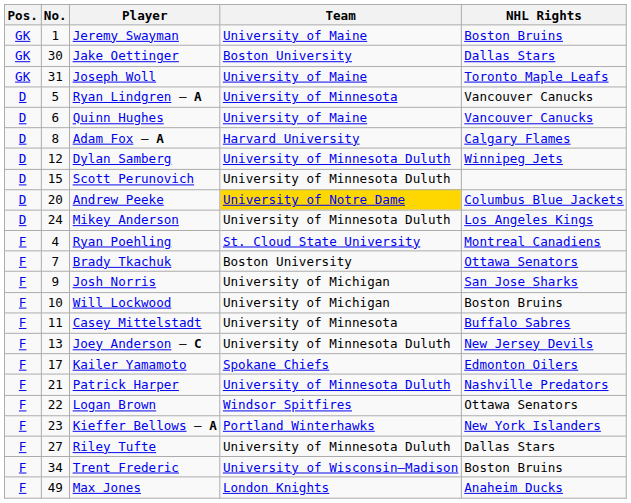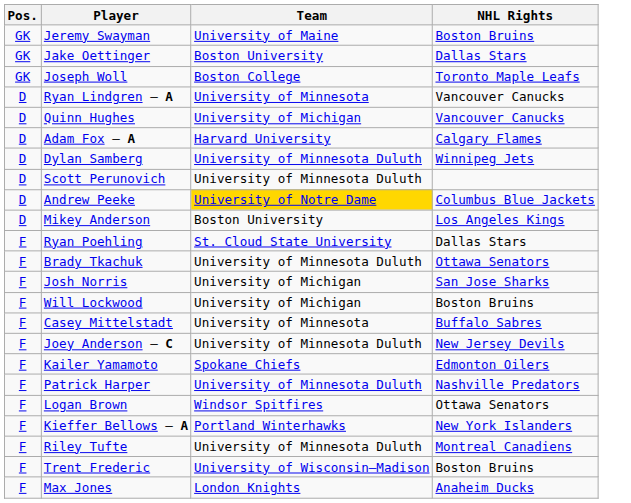- column: (55, 15)
(295, 76) University of Maine -> (247, 76) Boston College
(295, 118) University of Maine -> (278, 118) University of Michigan
(337, 220) University of Minnesota Duluth -> (259, 220) Boston University
(533, 241) Montreal Canadiens -> (481, 241) Dallas Stars
(287, 261) Boston University -> (308, 261) University of Minnesota Duluth
(510, 446) Dallas Stars -> (504, 446) Montreal Canadiens
